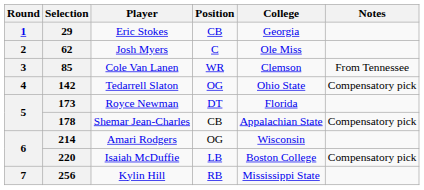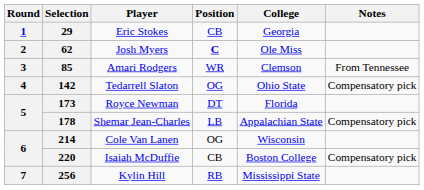(215, 49) normal -> (215, 49) bold
(142, 67) Cole Van Lanen -> (142, 67) Amari Rodgers
(215, 121) CB -> (215, 121) LB
(142, 139) Amari Rodgers -> (142, 139) Cole Van Lanen
(215, 157) LB -> (215, 157) CB
